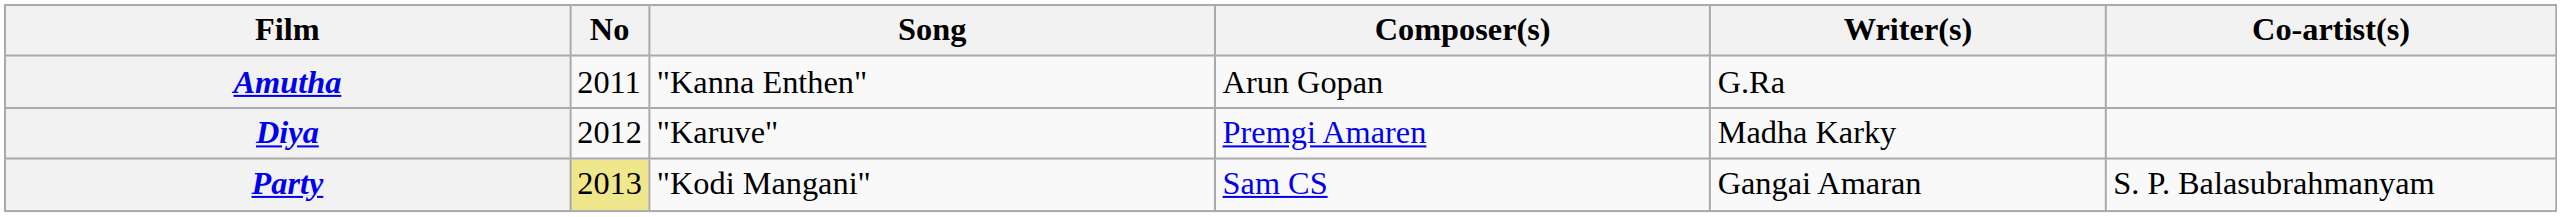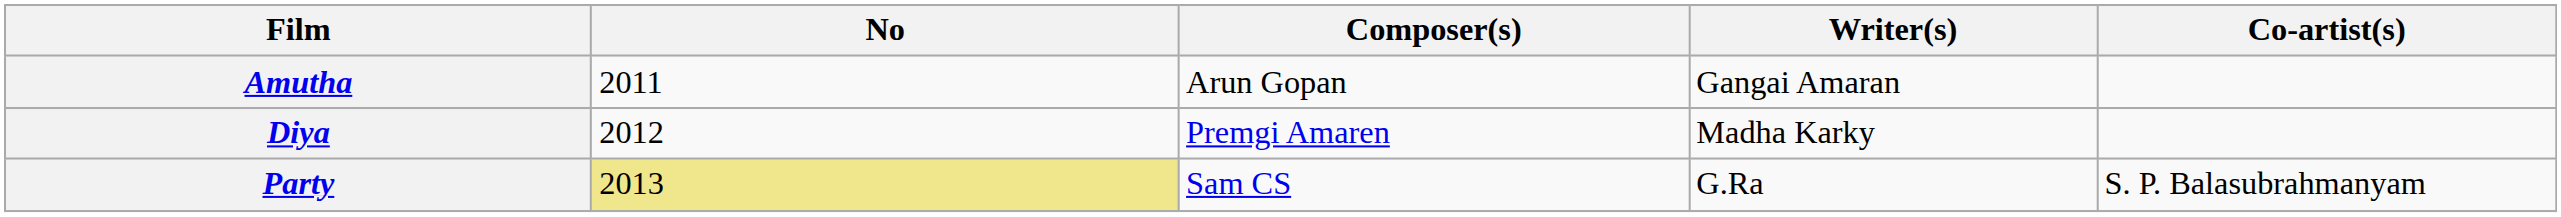- column: (932, 30)
(1751, 81) G.Ra -> (1798, 81) Gangai Amaran
(1820, 183) Gangai Amaran -> (1730, 183) G.Ra
